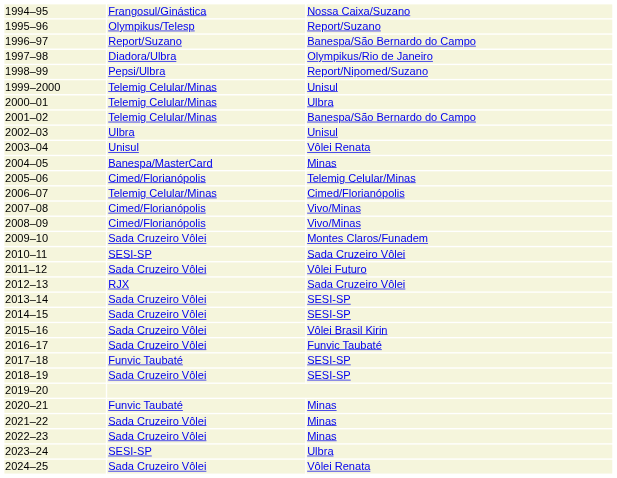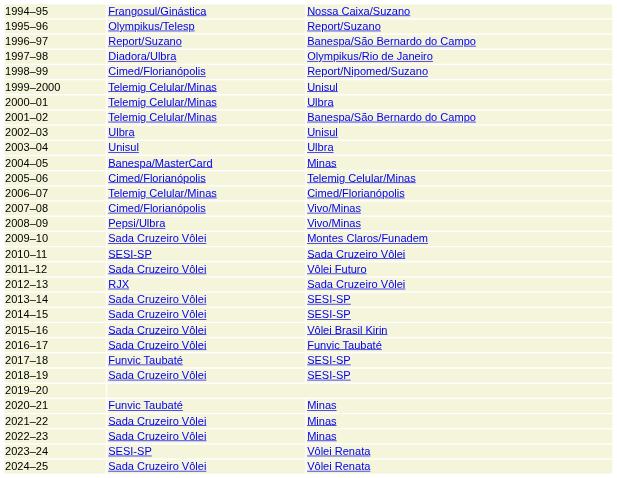(137, 72) Pepsi/Ulbra -> (157, 72) Cimed/Florianópolis
(339, 148) Vôlei Renata -> (320, 148) Ulbra
(157, 223) Cimed/Florianópolis -> (137, 223) Pepsi/Ulbra
(320, 451) Ulbra -> (339, 451) Vôlei Renata
